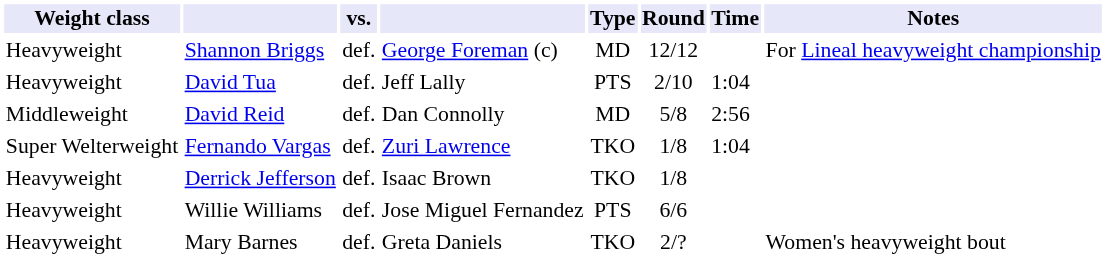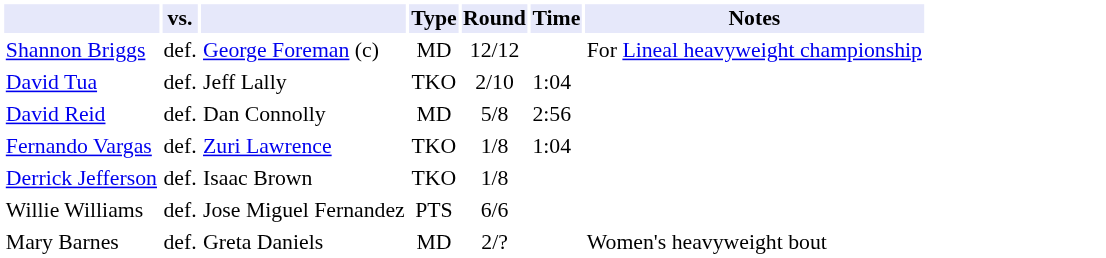- column: (92, 18)
(613, 82) PTS -> (434, 82) TKO
(613, 242) TKO -> (434, 242) MD
